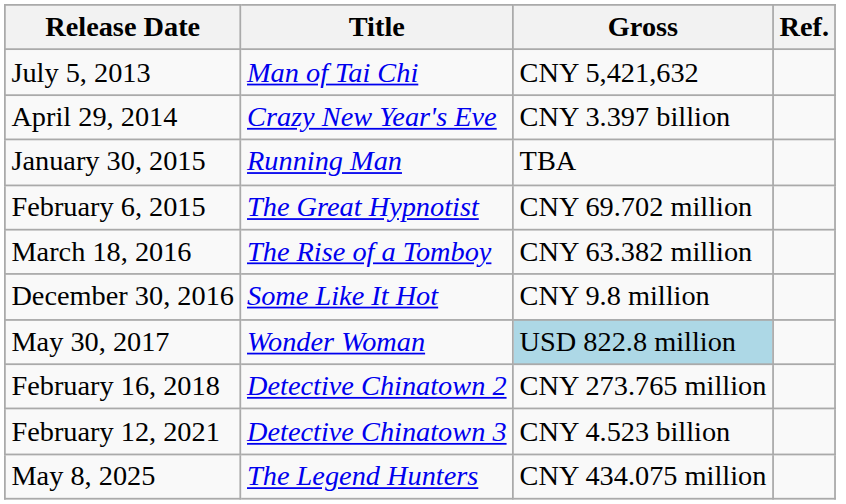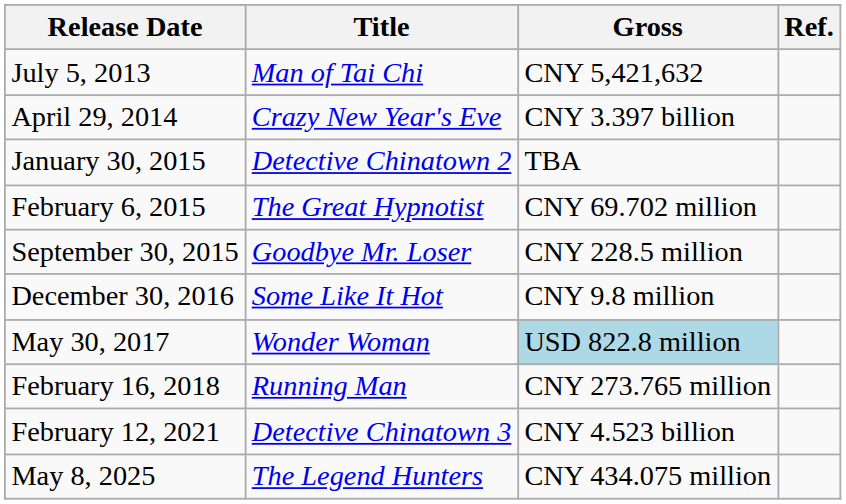(324, 161) Running Man -> (382, 161) Detective Chinatown 2
+ row: (125, 251)
- row: (101, 251)
(377, 386) Detective Chinatown 2 -> (329, 386) Running Man
